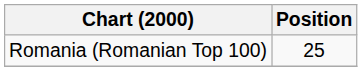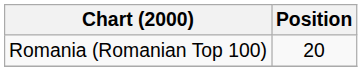(314, 50) 25 -> (314, 50) 20
